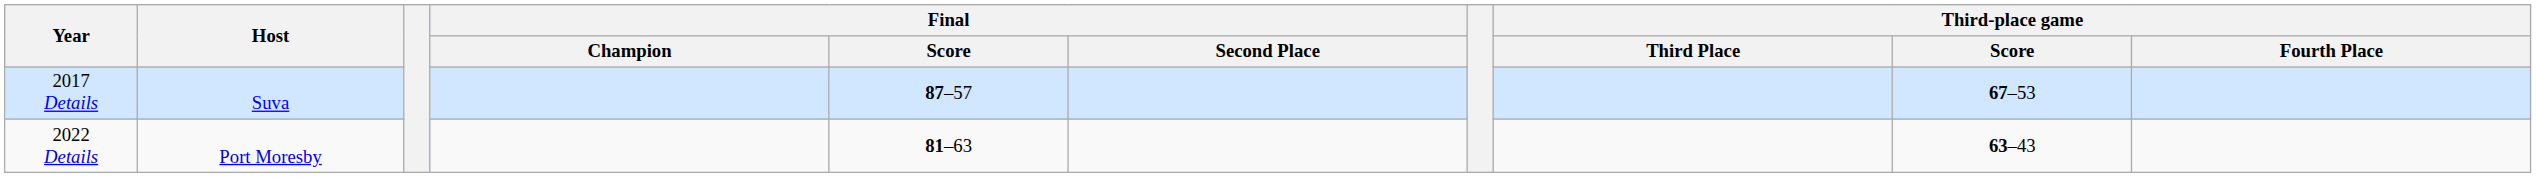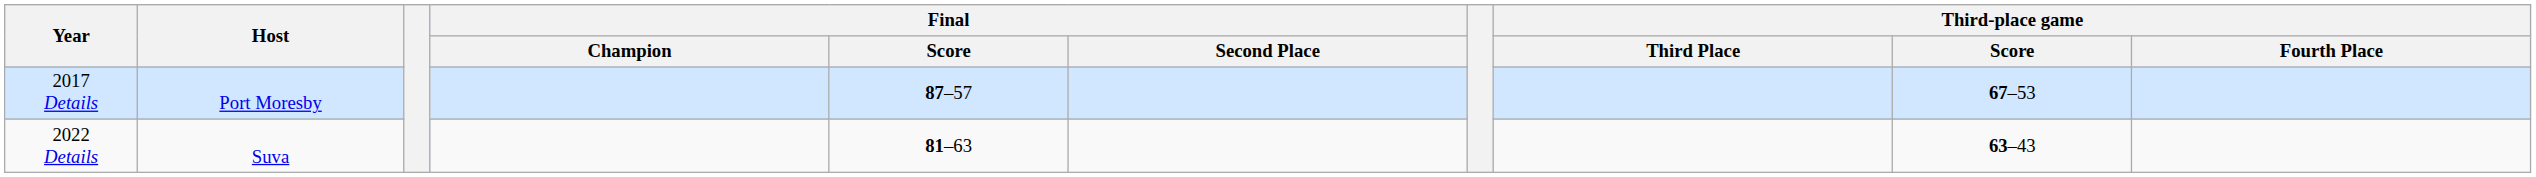(271, 104) Suva -> (271, 104) Port Moresby
(271, 157) Port Moresby -> (271, 157) Suva
